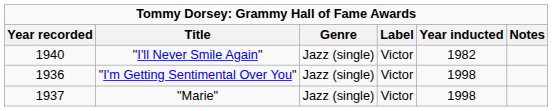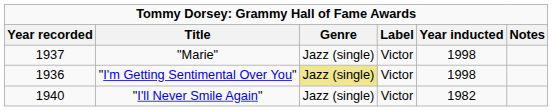rows swapped: (198, 55) <-> (198, 95)
(338, 75) no background -> (338, 75) khaki background
